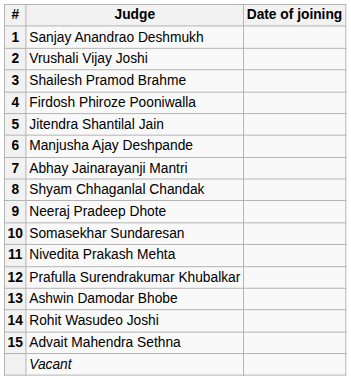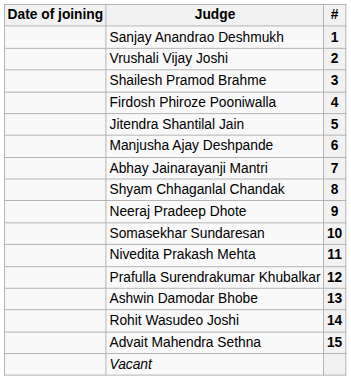columns swapped: (15, 15) <-> (294, 15)
